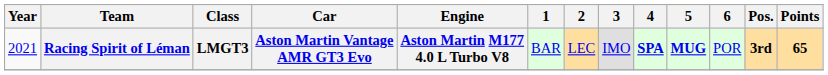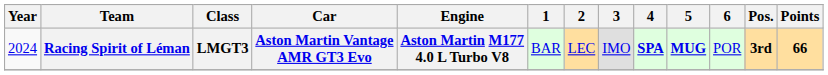(23, 48) 2021 -> (23, 48) 2024
(800, 48) 65 -> (800, 48) 66
